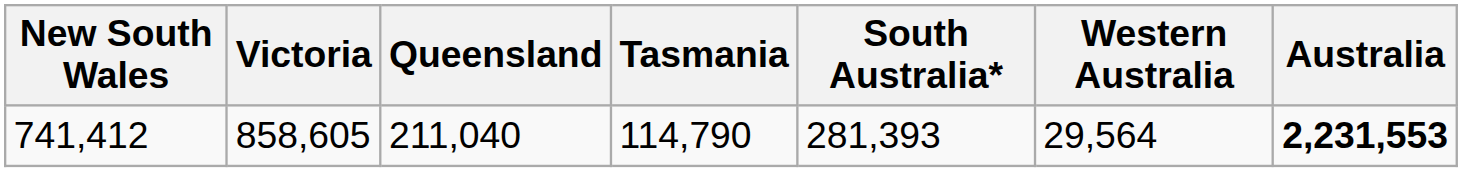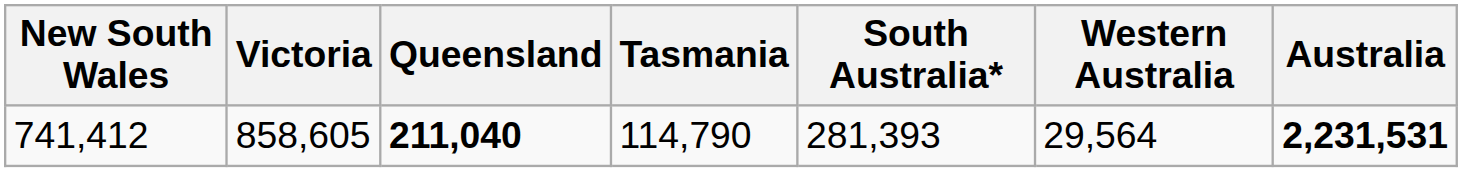(455, 135) normal -> (455, 135) bold
(1365, 135) 2,231,553 -> (1365, 135) 2,231,531
